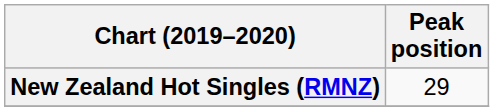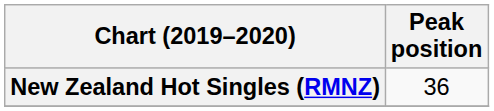(437, 86) 29 -> (437, 86) 36
